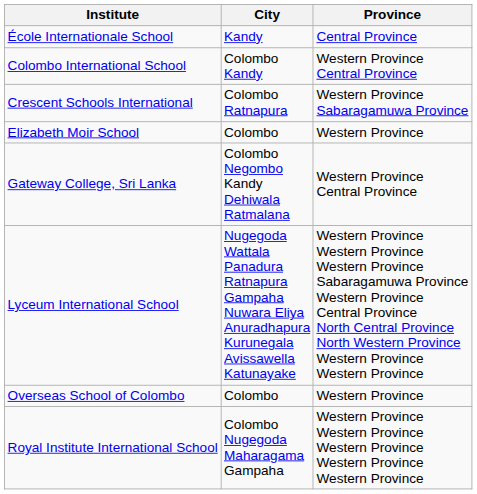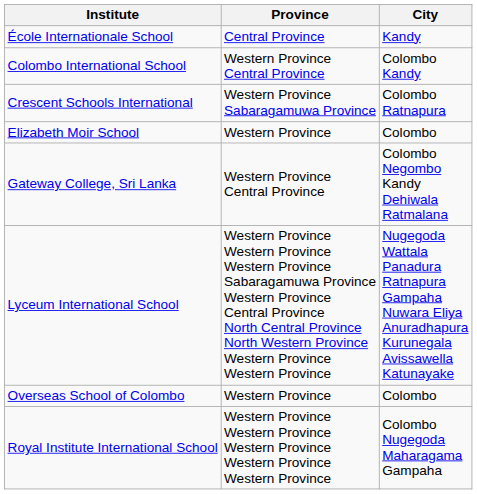columns swapped: (267, 15) <-> (392, 15)
